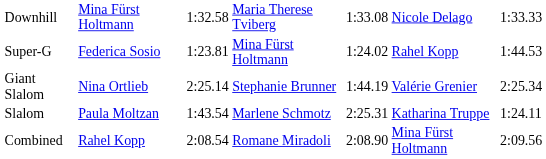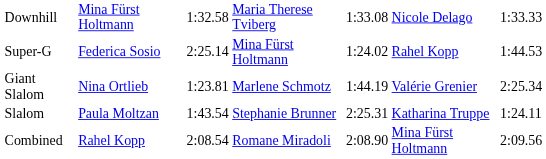(208, 52) 1:23.81 -> (208, 52) 2:25.14
(208, 86) 2:25.14 -> (208, 86) 1:23.81
(284, 86) Stephanie Brunner -> (282, 86) Marlene Schmotz
(282, 113) Marlene Schmotz -> (284, 113) Stephanie Brunner
